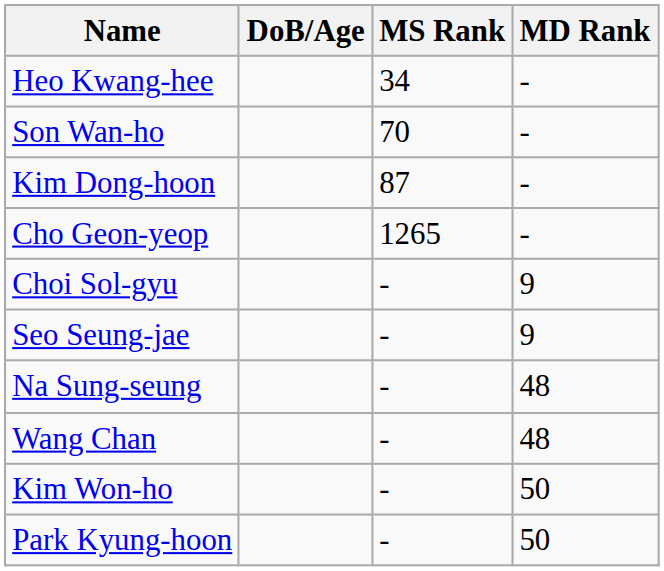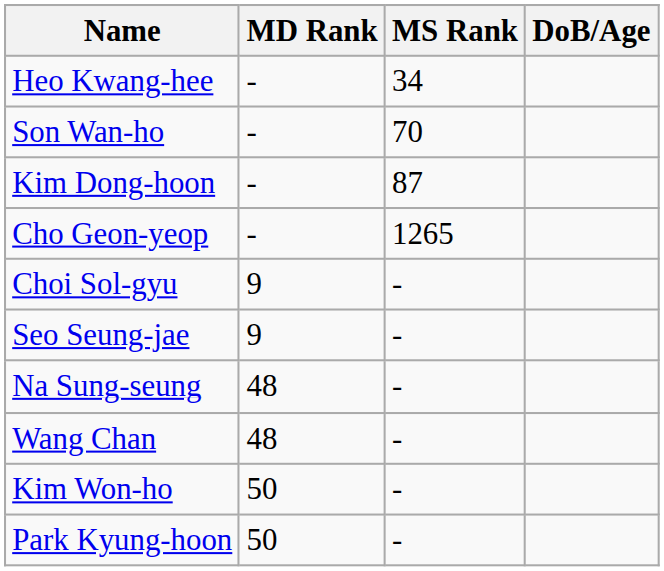columns swapped: (306, 30) <-> (585, 30)
